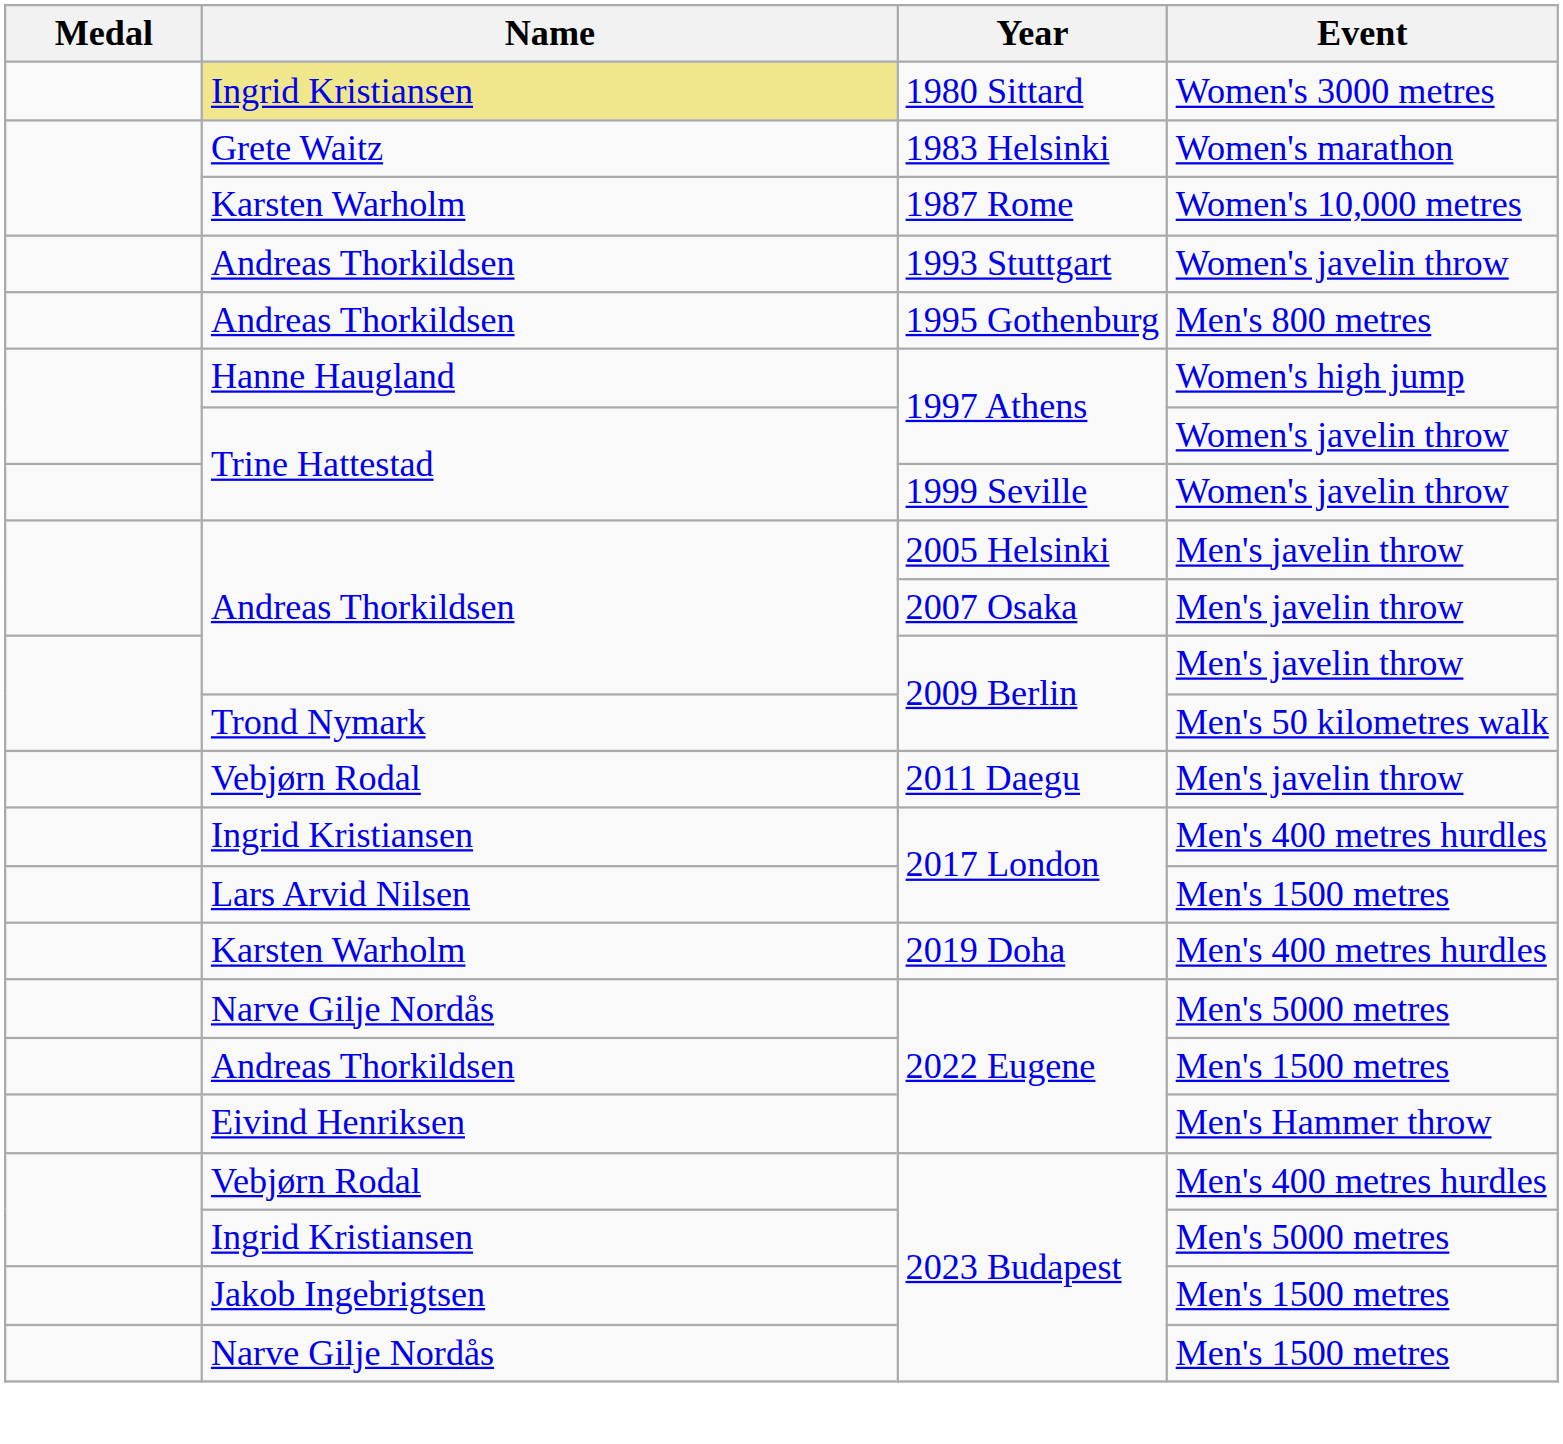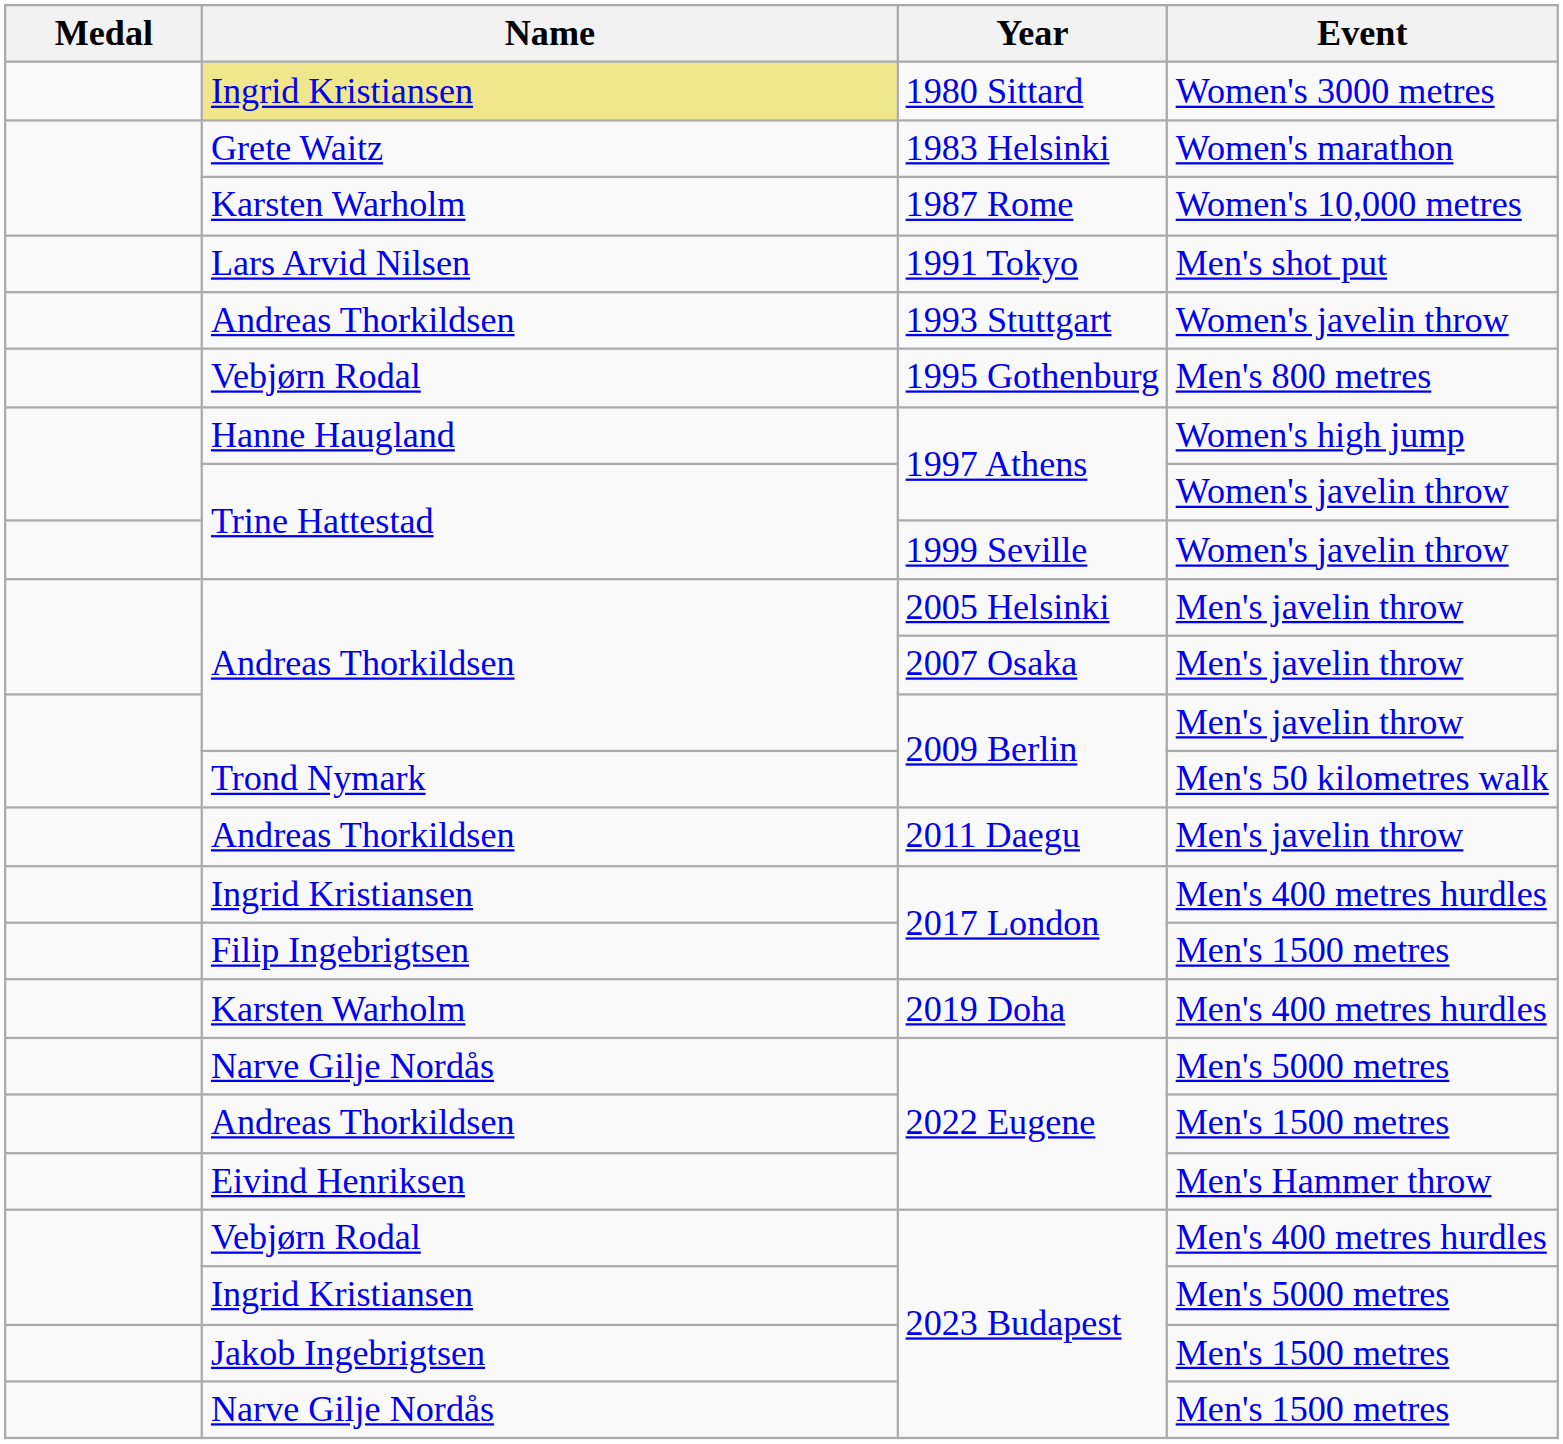+ row: (992, 262)
(363, 319) Andreas Thorkildsen -> (316, 377) Vebjørn Rodal
(316, 778) Vebjørn Rodal -> (363, 836) Andreas Thorkildsen
(340, 893) Lars Arvid Nilsen -> (340, 950) Filip Ingebrigtsen
